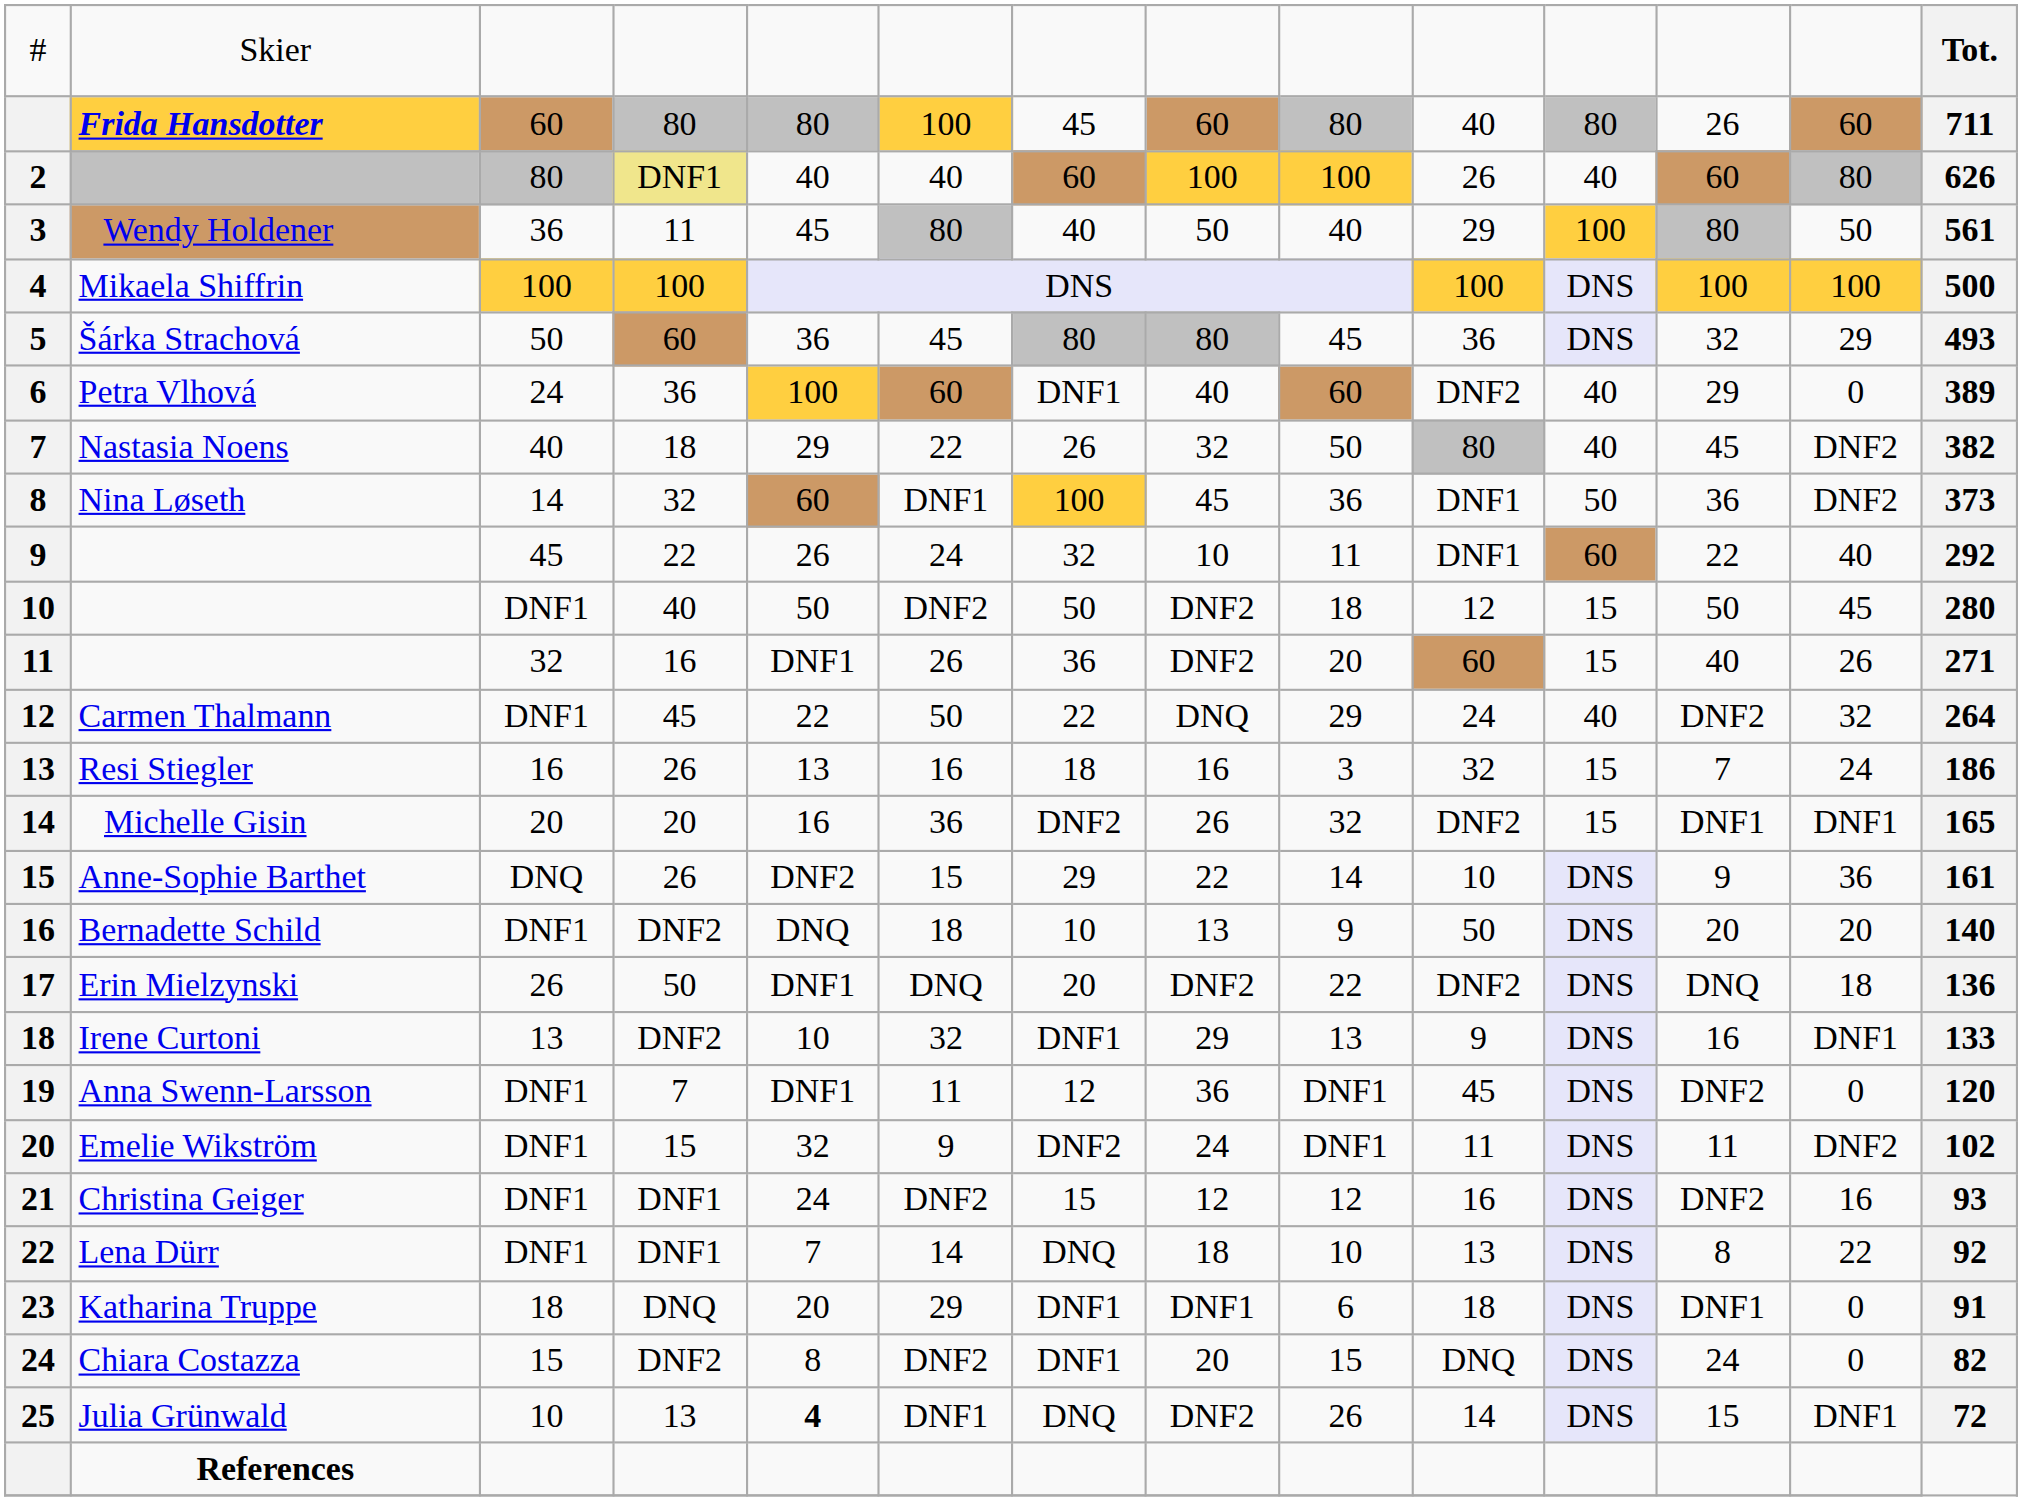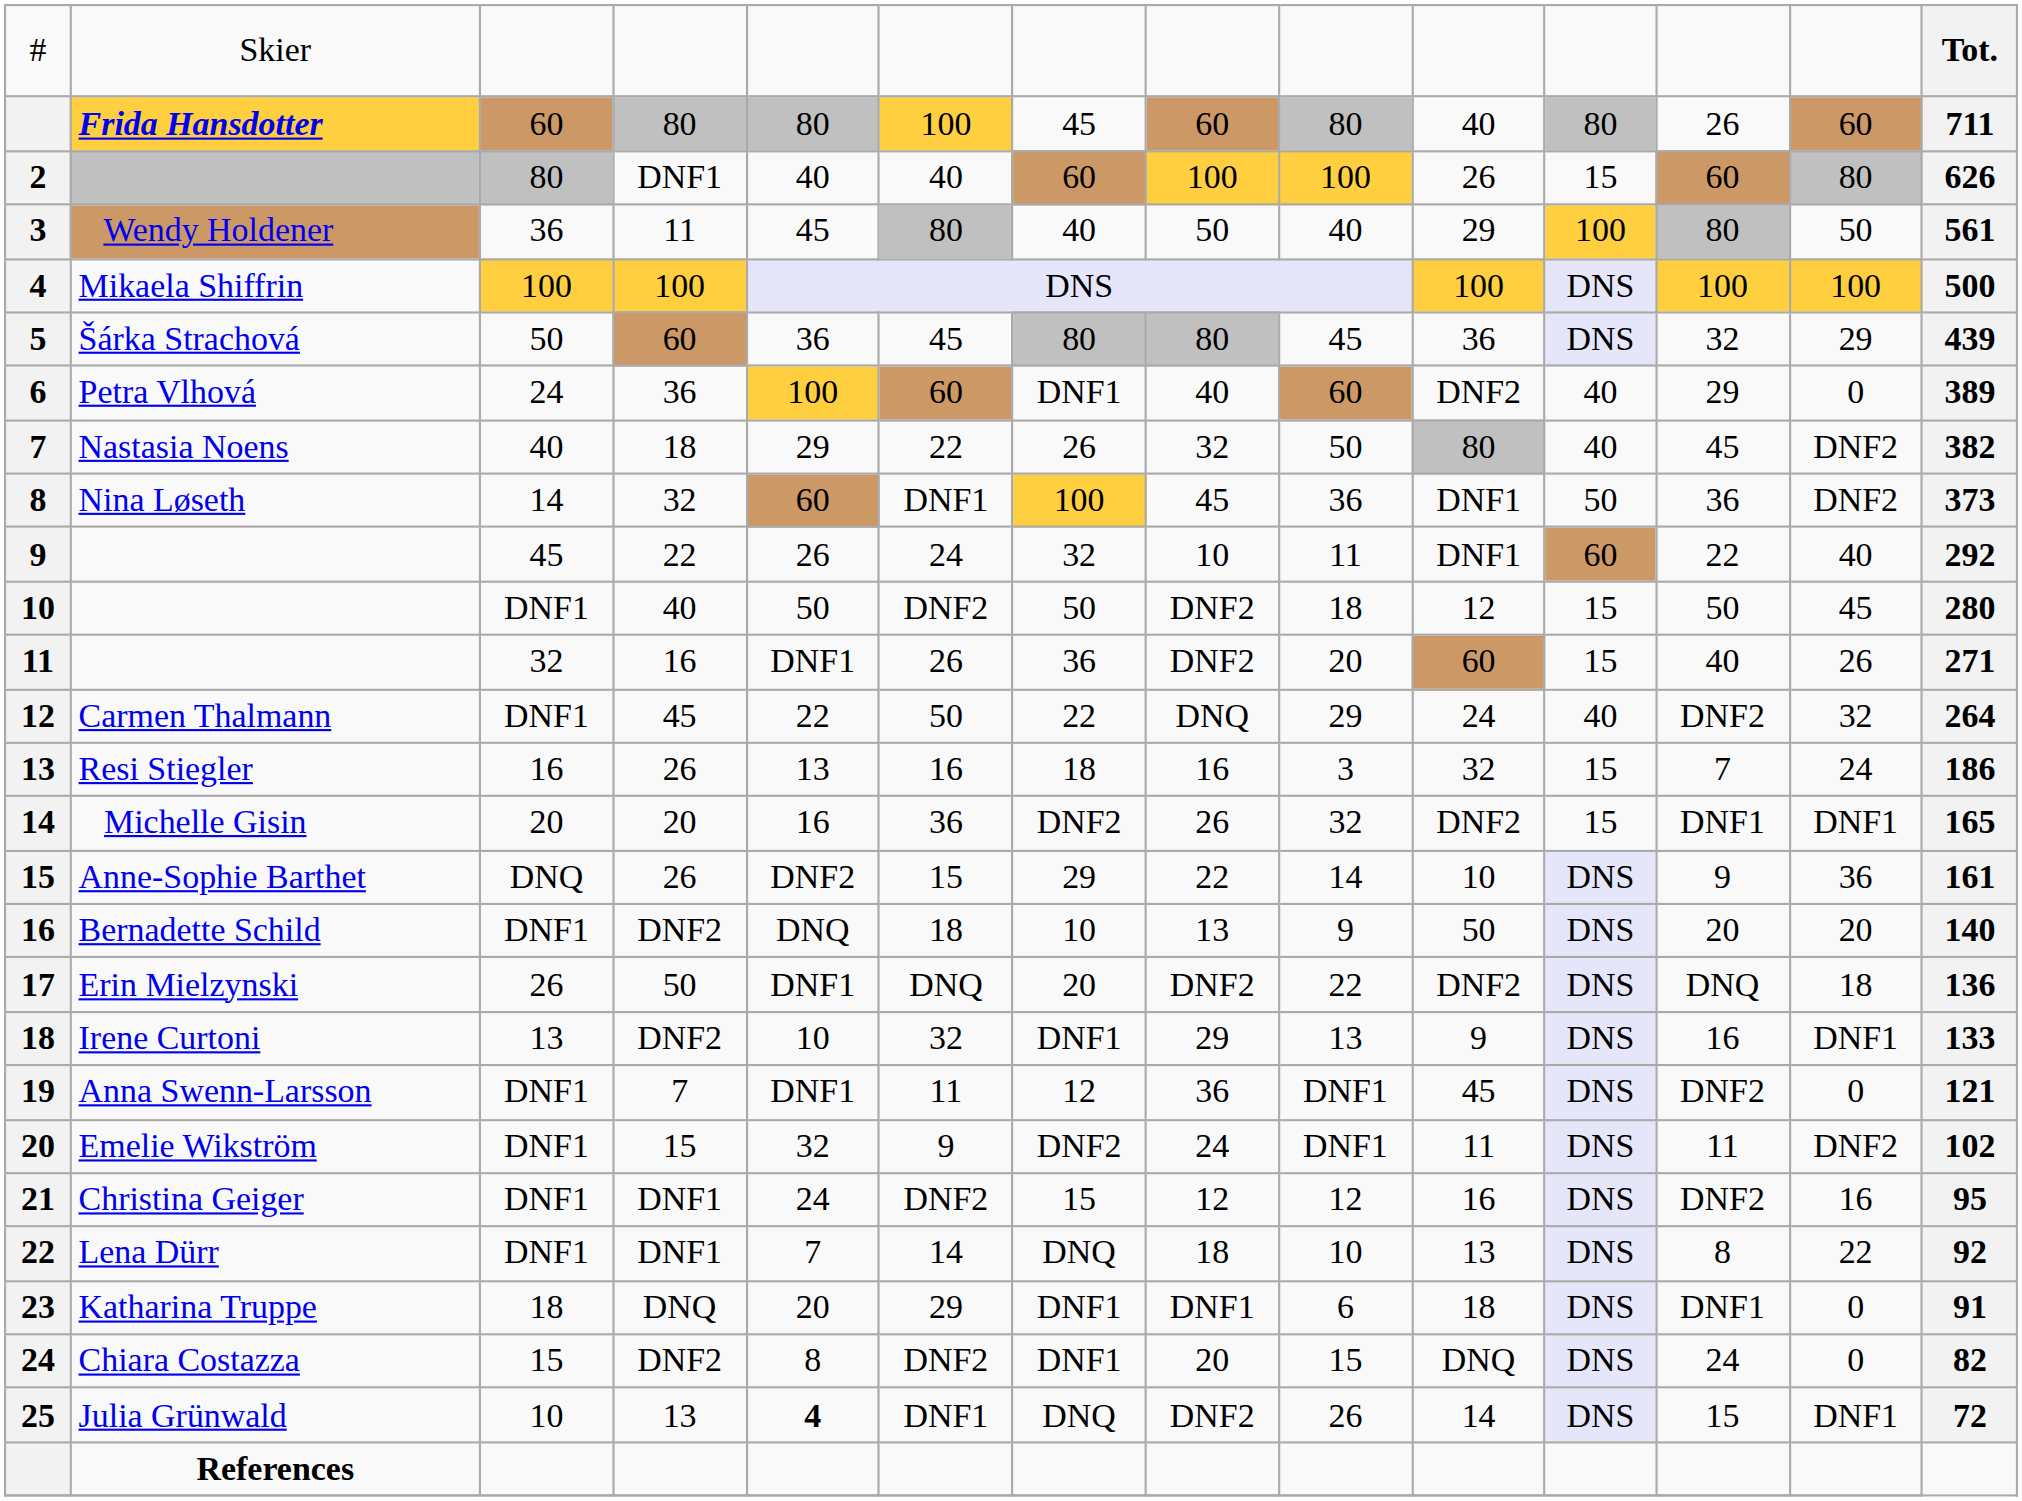(680, 177) khaki background -> (680, 177) no background
(1601, 177) 40 -> (1601, 177) 15
(1970, 338) 493 -> (1970, 338) 439
(1970, 1091) 120 -> (1970, 1091) 121
(1970, 1199) 93 -> (1970, 1199) 95
